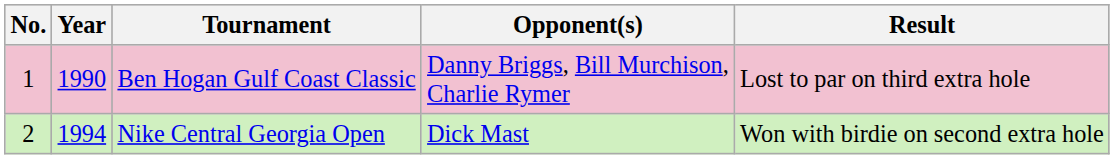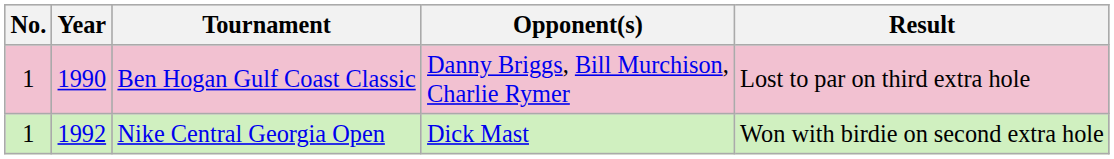(28, 133) 2 -> (28, 133) 1
(82, 133) 1994 -> (82, 133) 1992
